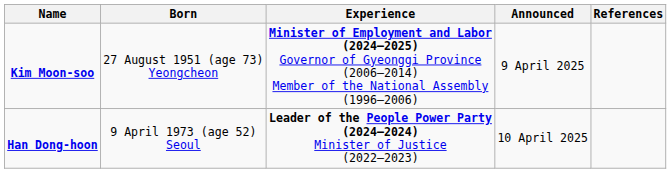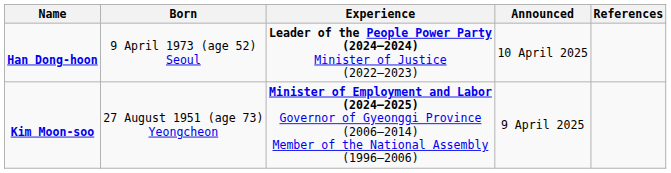rows swapped: (52, 73) <-> (52, 145)
